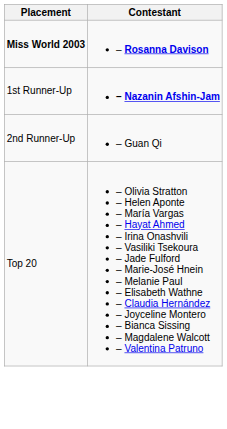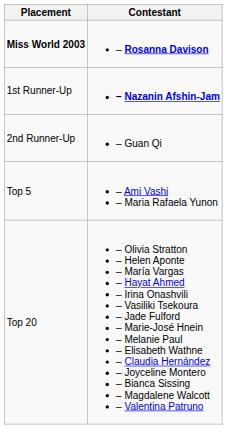+ row: (19, 191)
